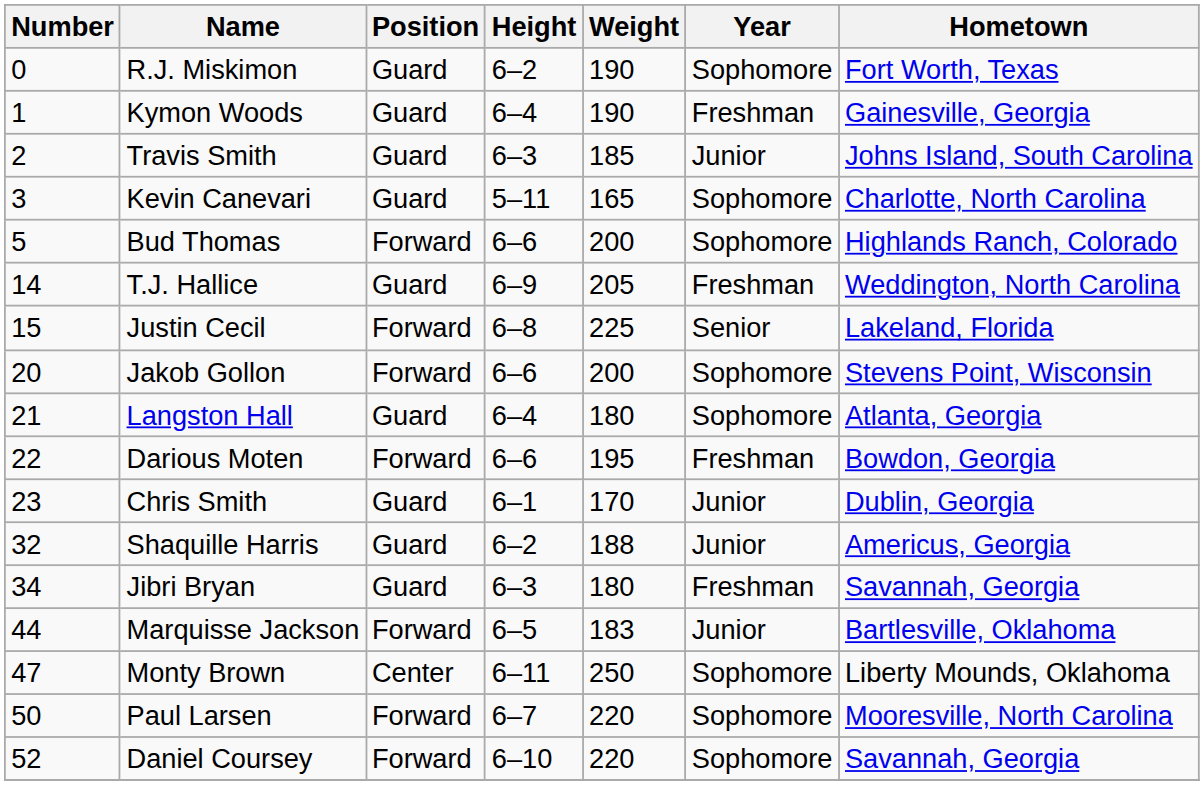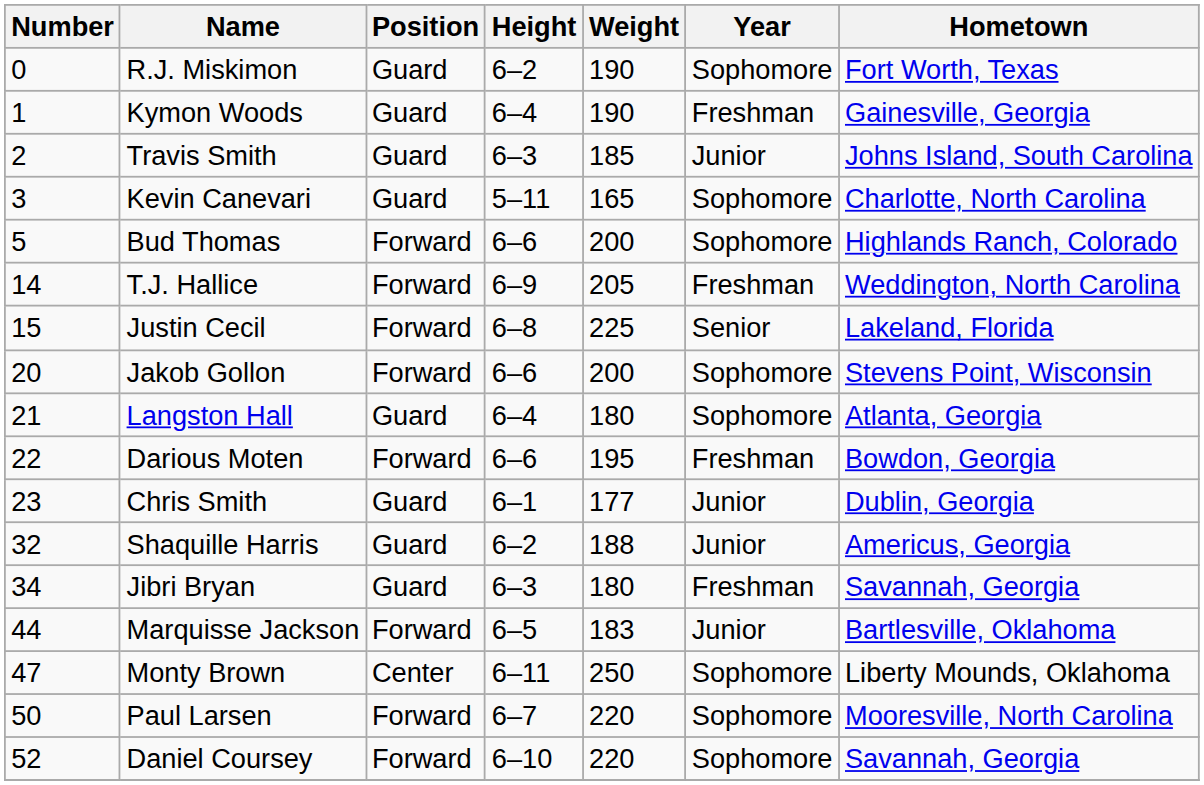(410, 285) Guard -> (422, 285) Forward
(612, 500) 170 -> (612, 500) 177
